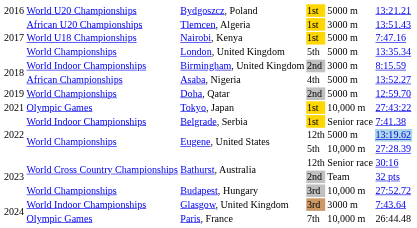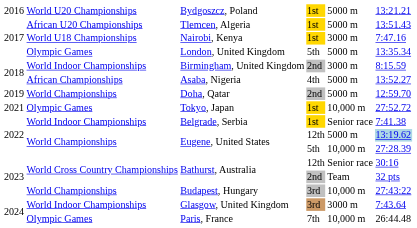(343, 24) 3000 m -> (343, 24) 5000 m
(343, 38) 5000 m -> (343, 38) 3000 m
(72, 52) World Championships -> (59, 52) Olympic Games
(393, 107) 27:43:22 -> (393, 107) 27:52.72
(393, 190) 27:52.72 -> (393, 190) 27:43:22
